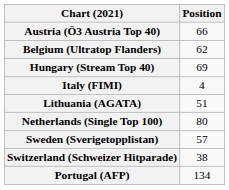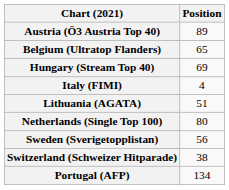(202, 31) 66 -> (202, 31) 89
(202, 49) 62 -> (202, 49) 65
(202, 139) 57 -> (202, 139) 56
